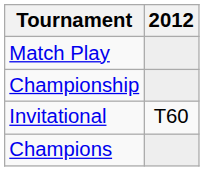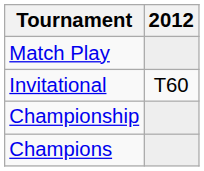rows swapped: (74, 85) <-> (58, 117)
